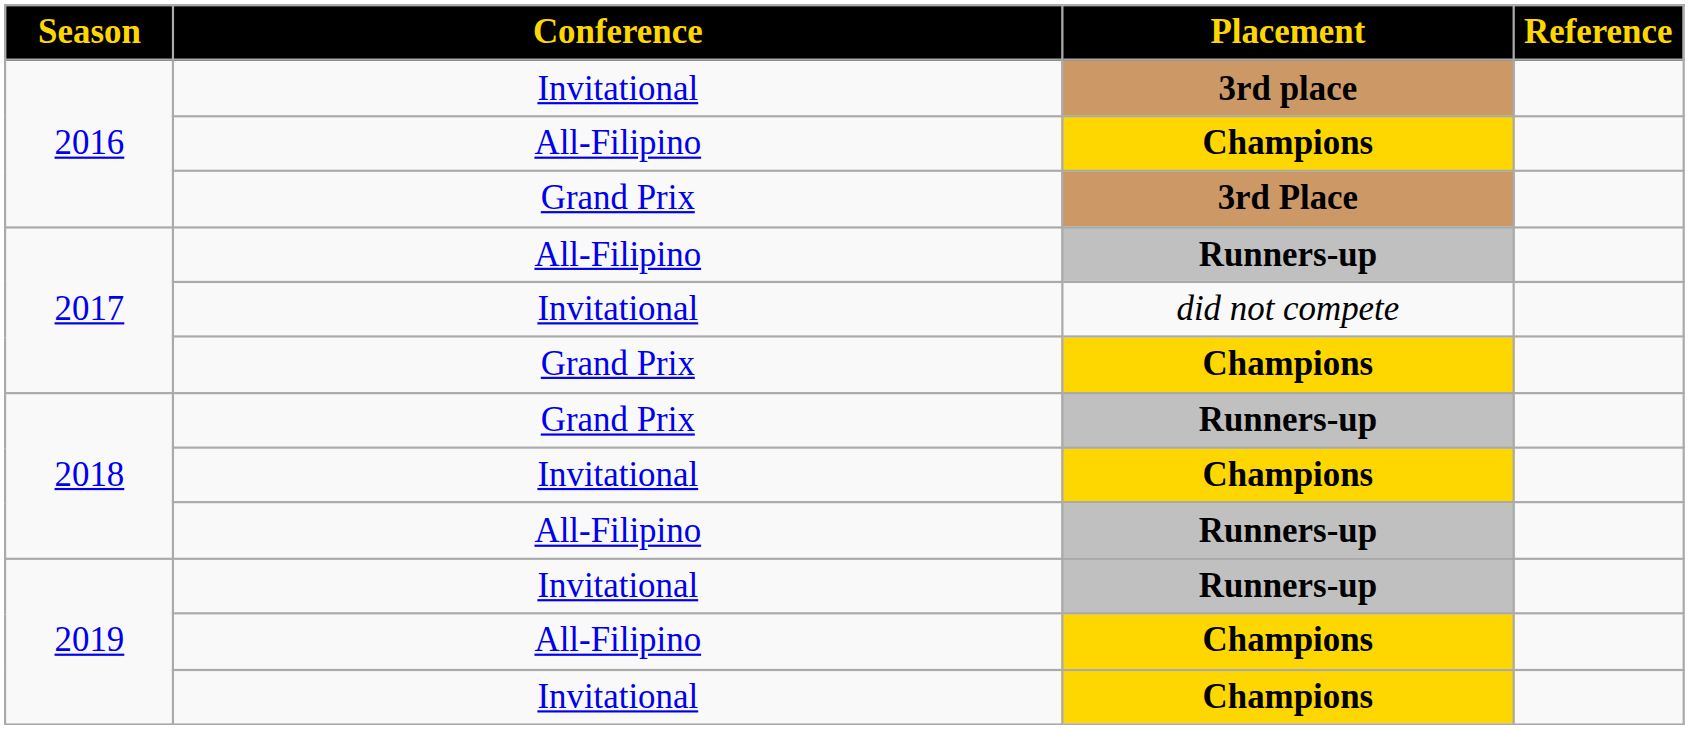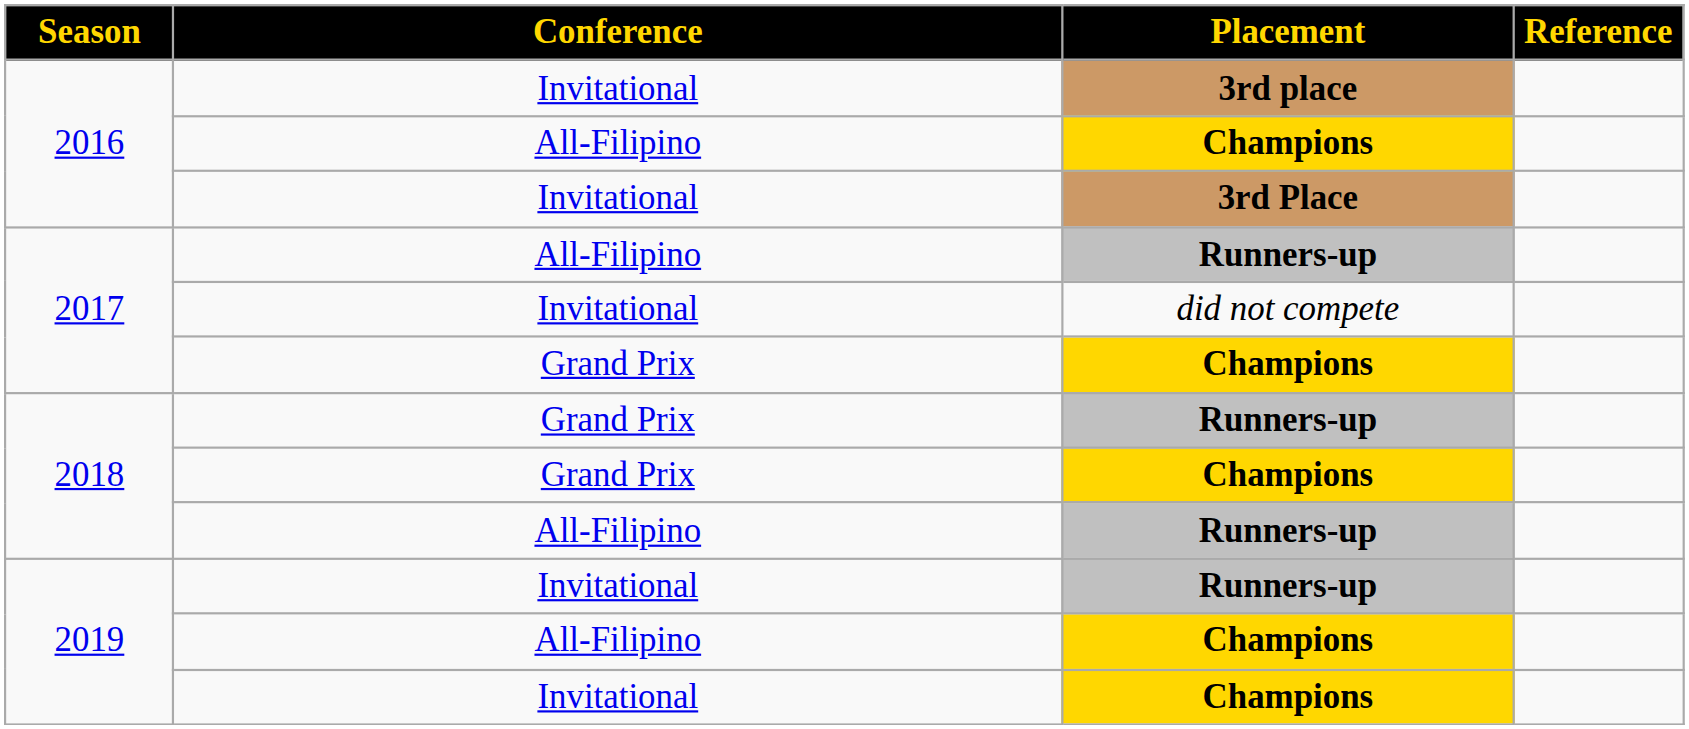(618, 198) Grand Prix -> (618, 198) Invitational
(618, 474) Invitational -> (618, 474) Grand Prix
